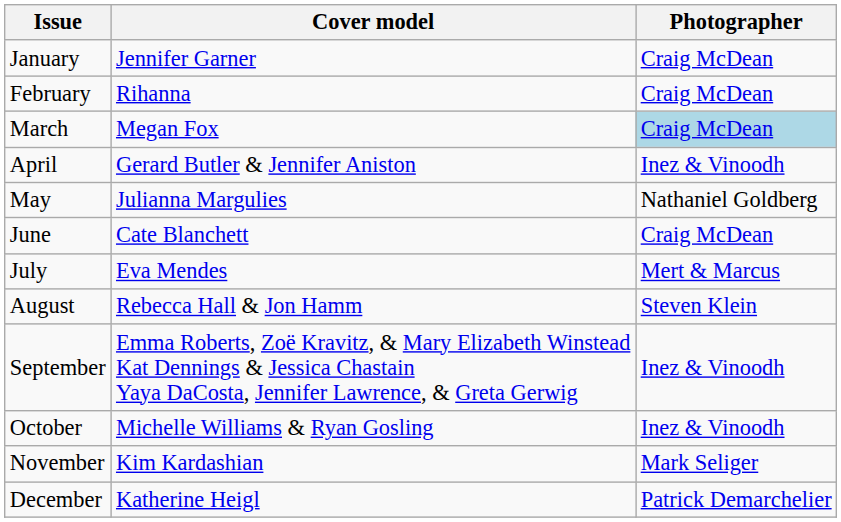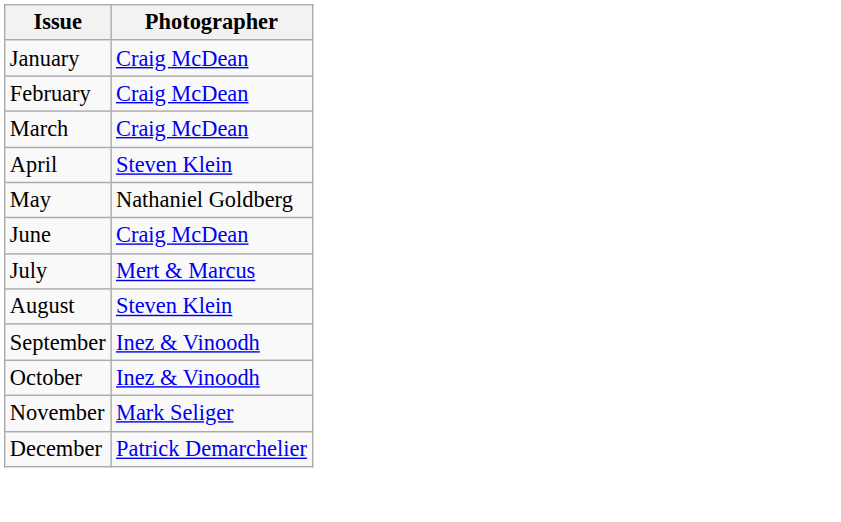- column: (373, 22)
(707, 128) lightblue background -> (182, 128) no background
(713, 164) Inez & Vinoodh -> (174, 164) Steven Klein
